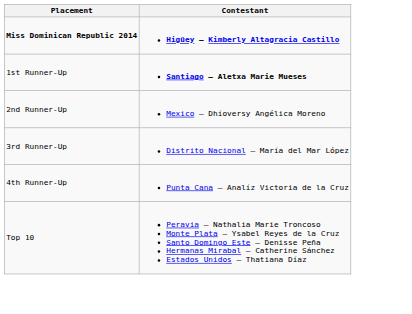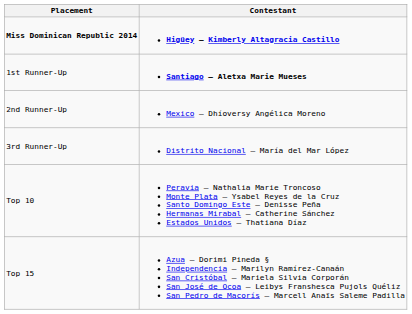- row: (37, 183)
+ row: (20, 273)
